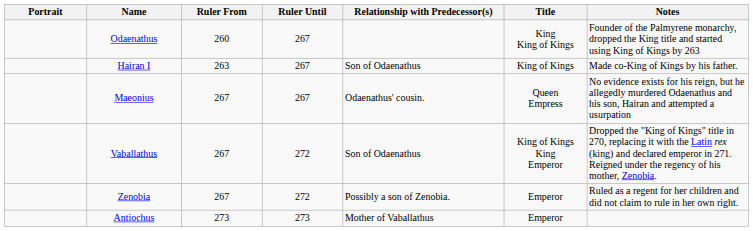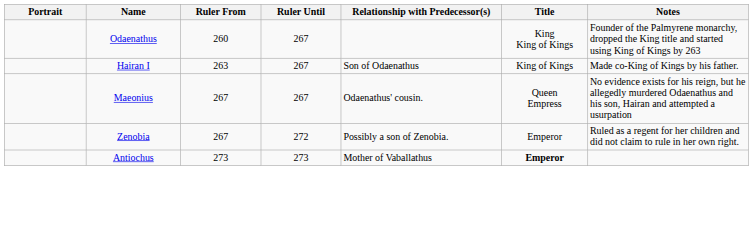- row: (134, 153)
(545, 218) normal -> (545, 157) bold
